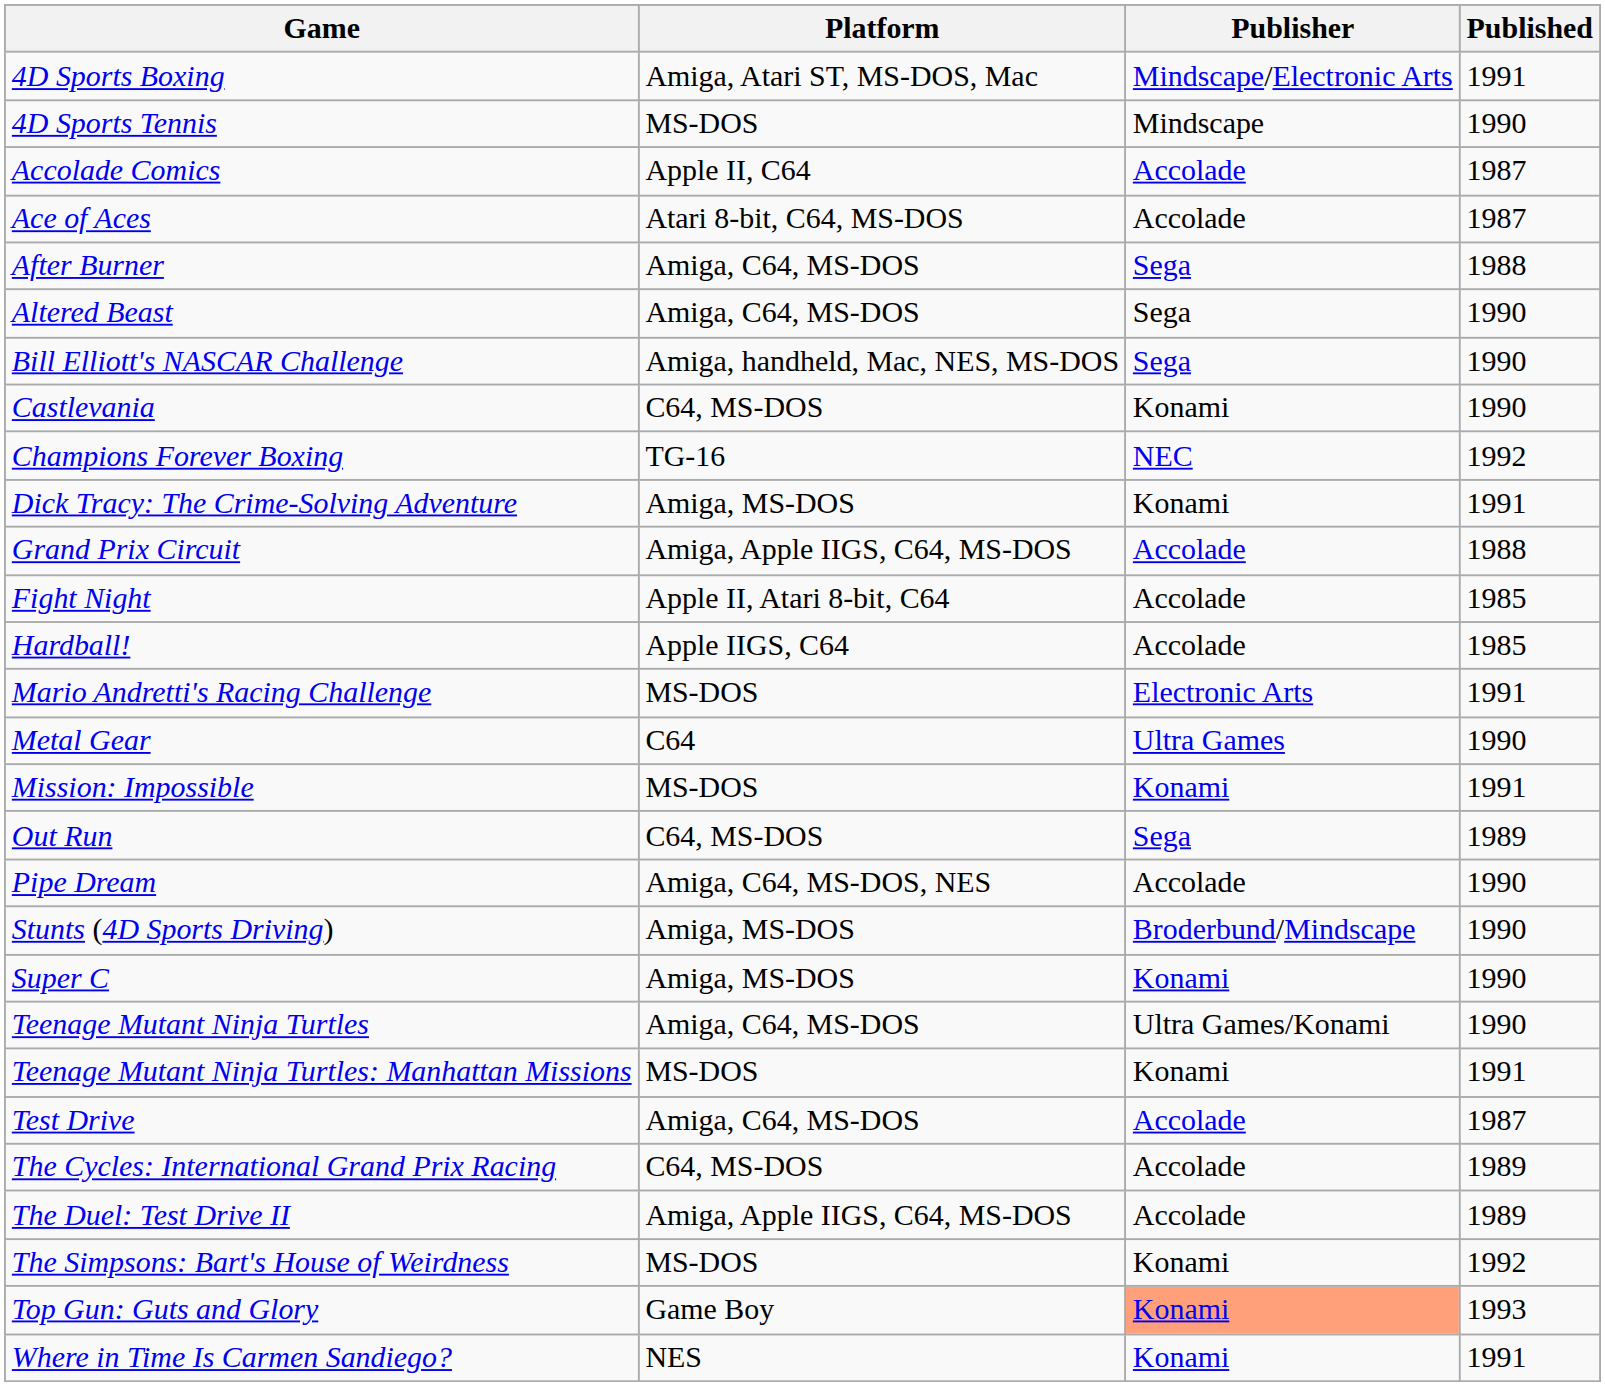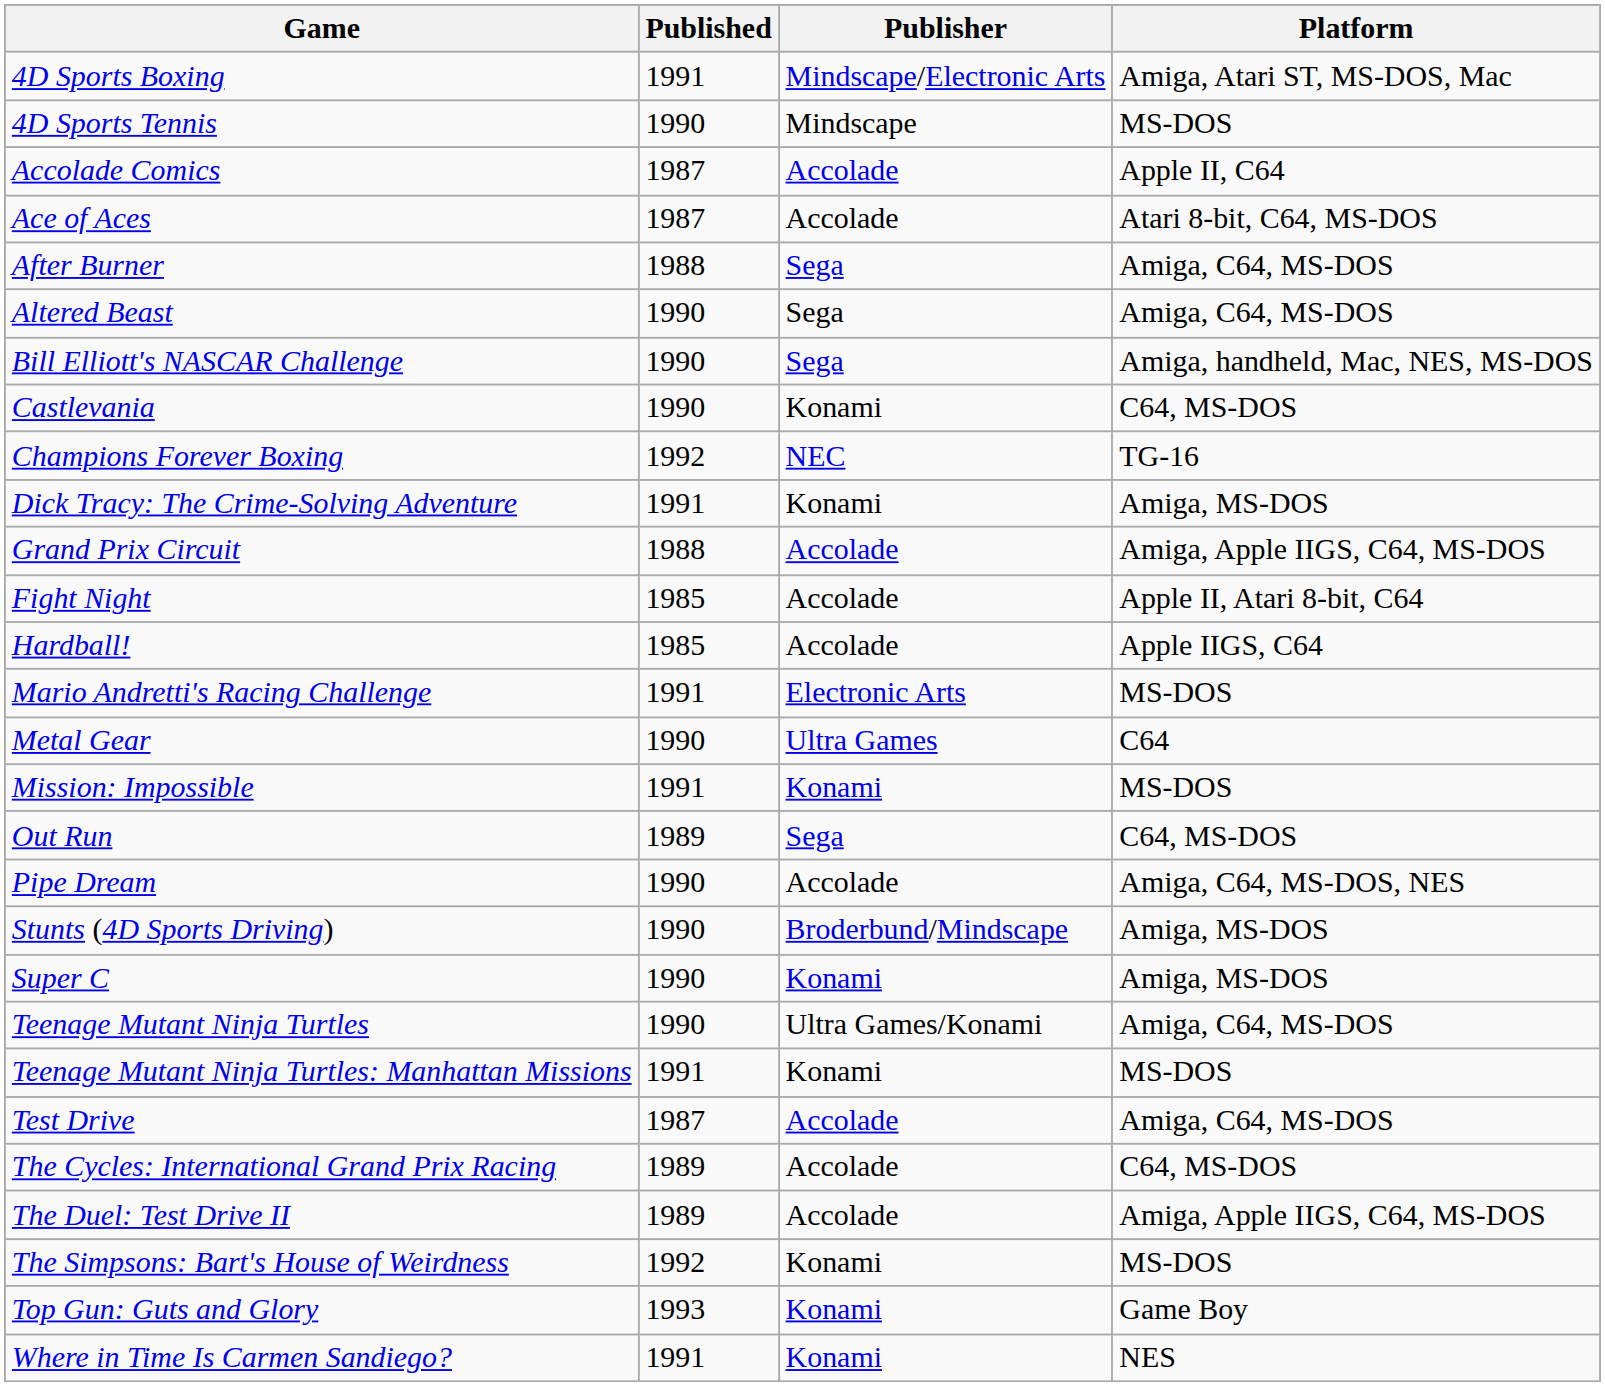columns swapped: (1530, 28) <-> (882, 28)
(1181, 1309) lightsalmon background -> (834, 1309) no background
